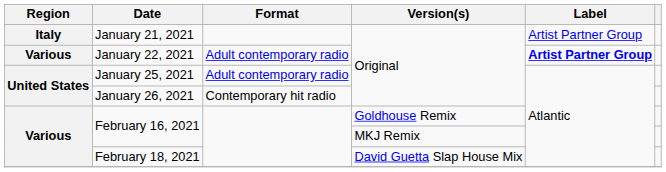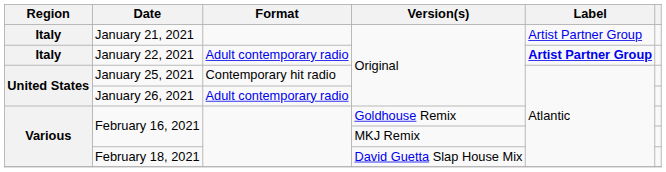(48, 55) Various -> (48, 55) Italy
(277, 75) Adult contemporary radio -> (271, 75) Contemporary hit radio
(271, 95) Contemporary hit radio -> (277, 95) Adult contemporary radio
